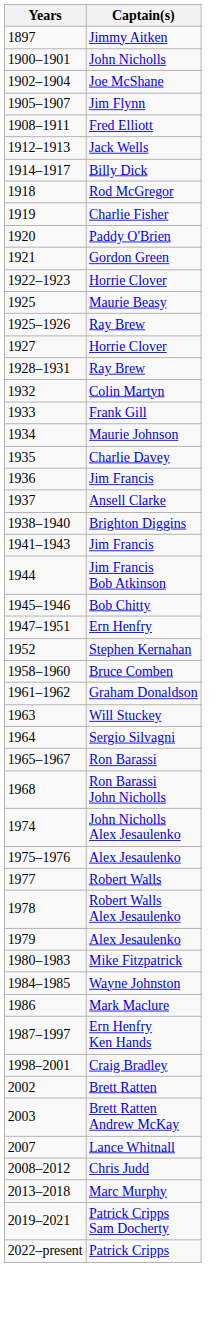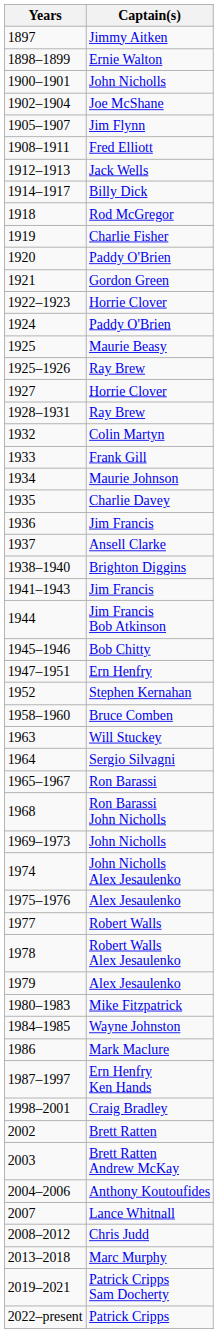+ row: (39, 59)
+ row: (22, 324)
- row: (39, 693)
+ row: (39, 841)
+ row: (39, 1191)
